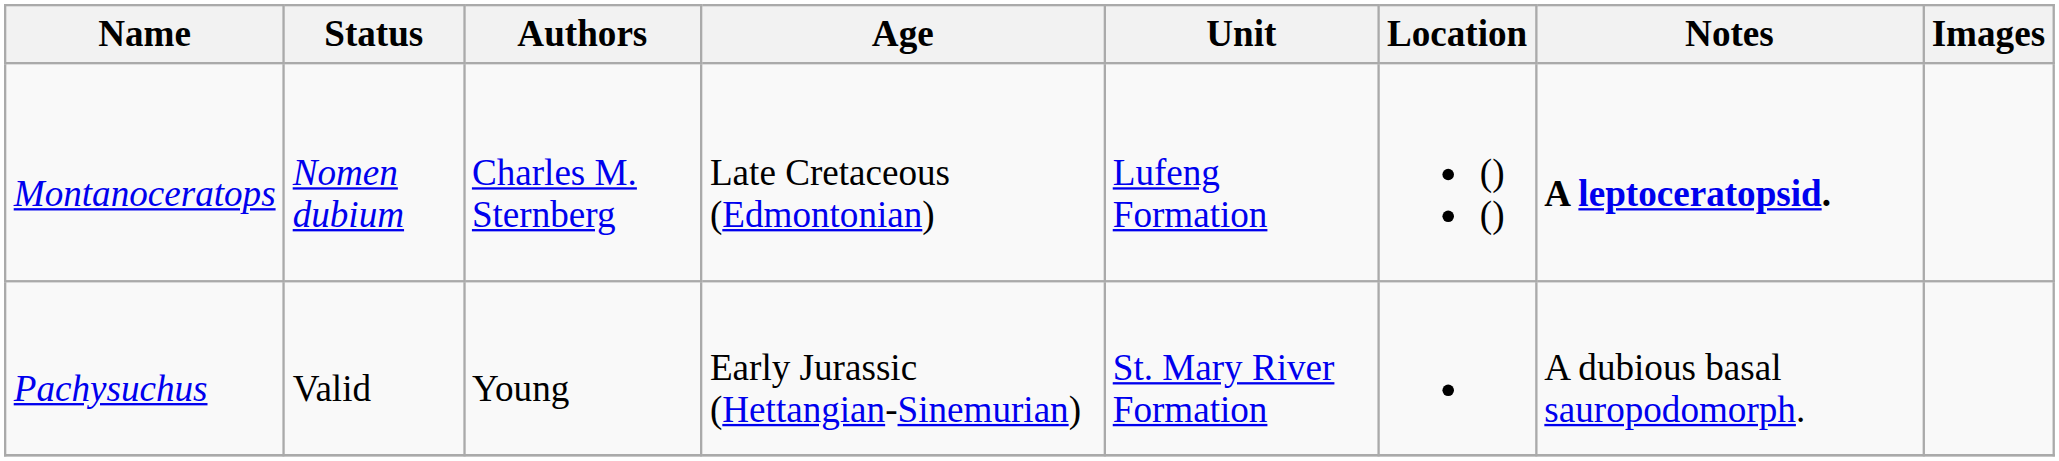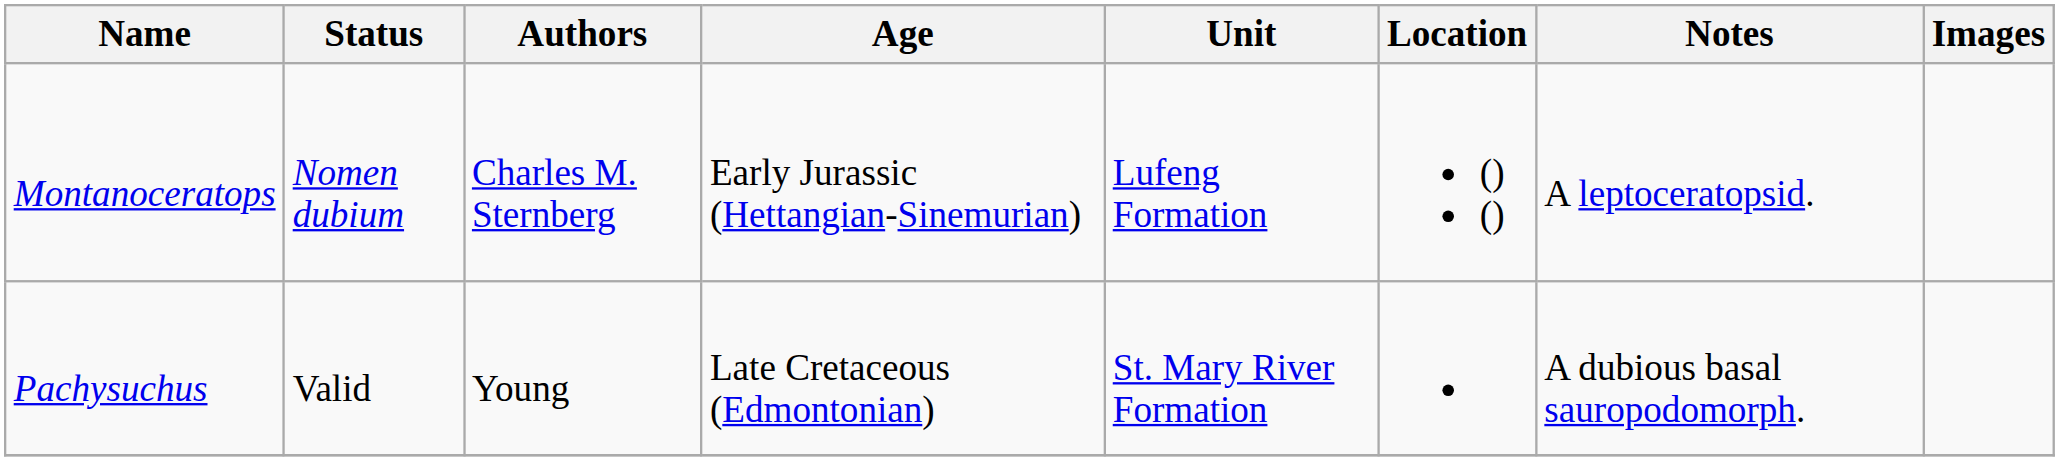(830, 192) Late Cretaceous (Edmontonian) -> (895, 192) Early Jurassic (Hettangian-Sinemurian)
(1688, 192) bold -> (1679, 192) normal
(895, 388) Early Jurassic (Hettangian-Sinemurian) -> (830, 388) Late Cretaceous (Edmontonian)
